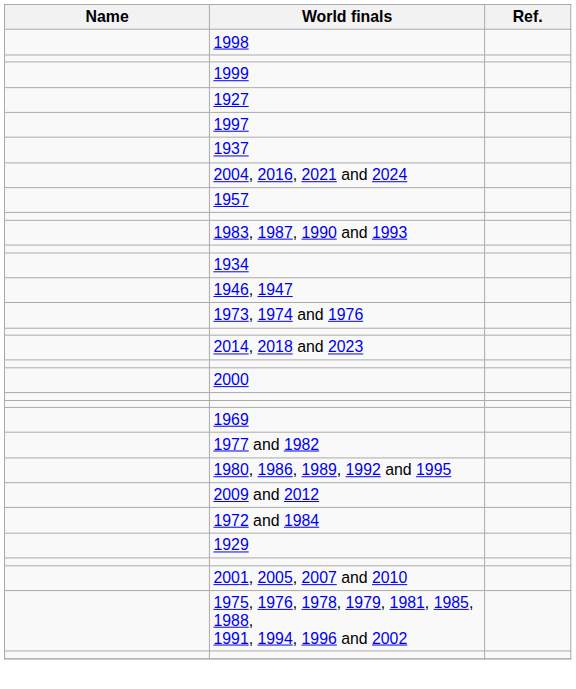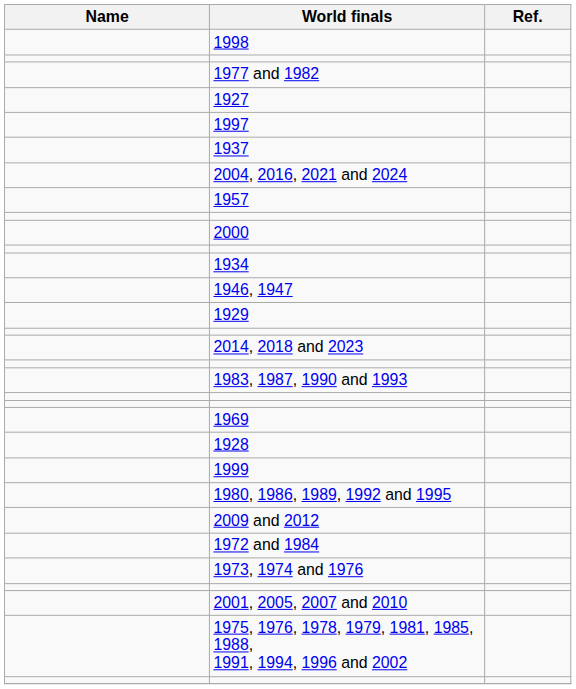rows swapped: (107, 75) <-> (107, 445)
rows swapped: (107, 233) <-> (107, 380)
rows swapped: (107, 545) <-> (107, 315)
+ row: (107, 445)
